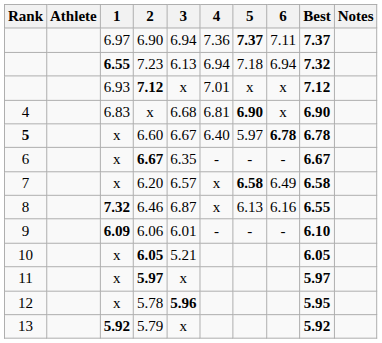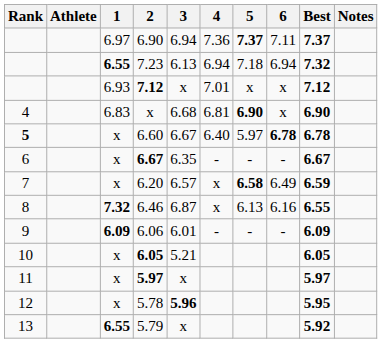(317, 183) 6.58 -> (317, 183) 6.59
(317, 231) 6.10 -> (317, 231) 6.09
(117, 326) 5.92 -> (117, 326) 6.55
